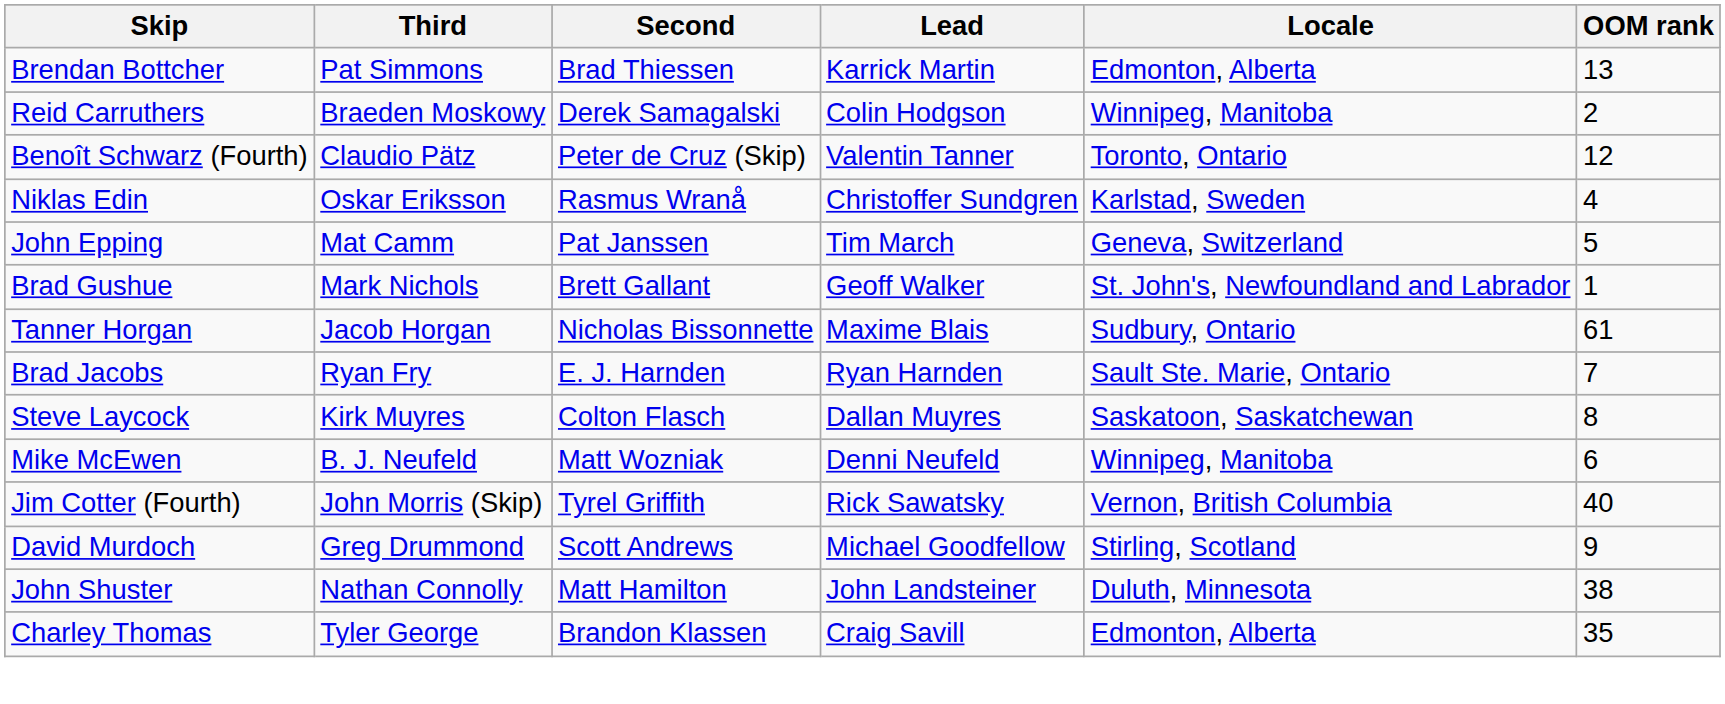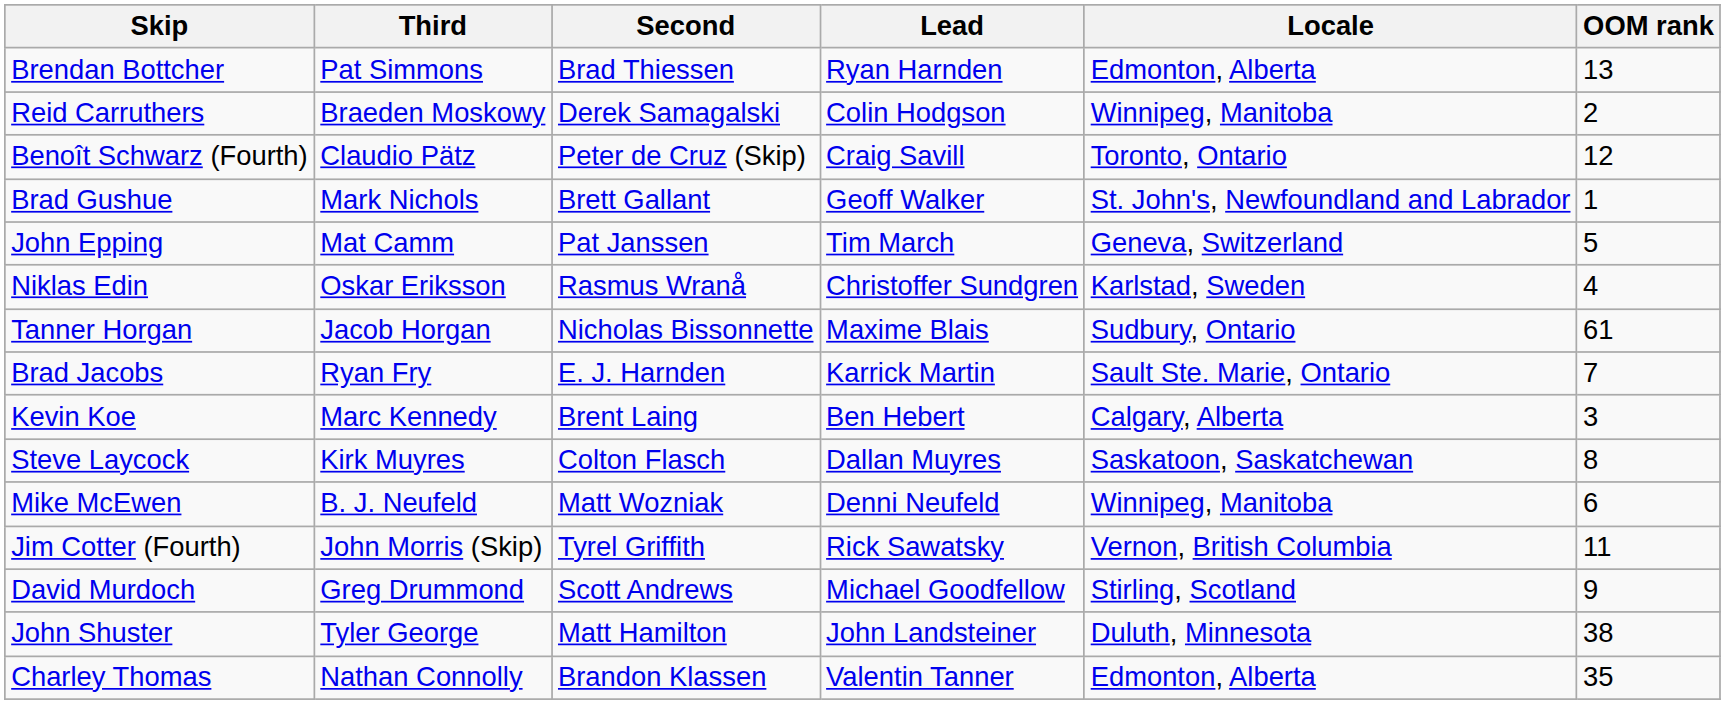(910, 69) Karrick Martin -> (914, 69) Ryan Harnden
(920, 156) Valentin Tanner -> (895, 156) Craig Savill
rows swapped: (80, 199) <-> (92, 286)
(914, 373) Ryan Harnden -> (910, 373) Karrick Martin
+ row: (74, 416)
(1598, 503) 40 -> (1597, 546) 11
(421, 590) Nathan Connolly -> (399, 633) Tyler George
(399, 633) Tyler George -> (421, 677) Nathan Connolly
(895, 633) Craig Savill -> (920, 677) Valentin Tanner
